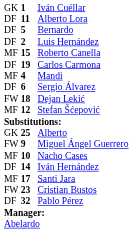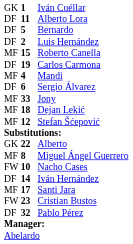+ row: (47, 98)
(11, 98) FW -> (11, 110) MF
(26, 133) 25 -> (26, 144) 22
(11, 144) FW -> (11, 155) MF
(23, 144) 9 -> (23, 155) 8
(11, 155) MF -> (11, 167) FW
